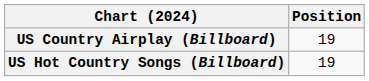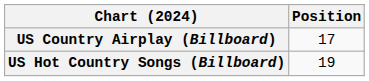(327, 40) 19 -> (327, 40) 17
